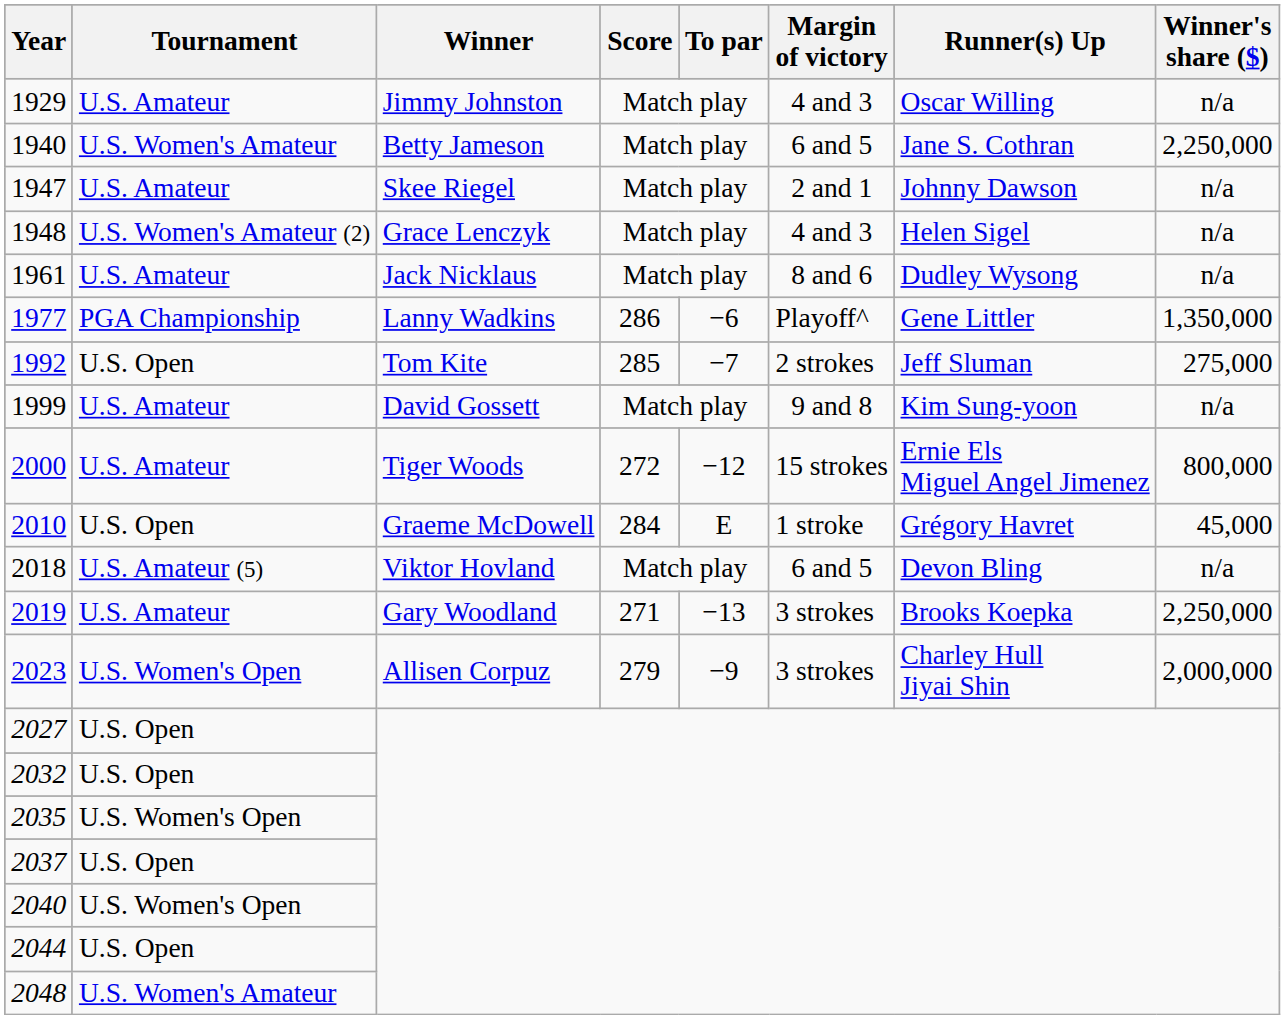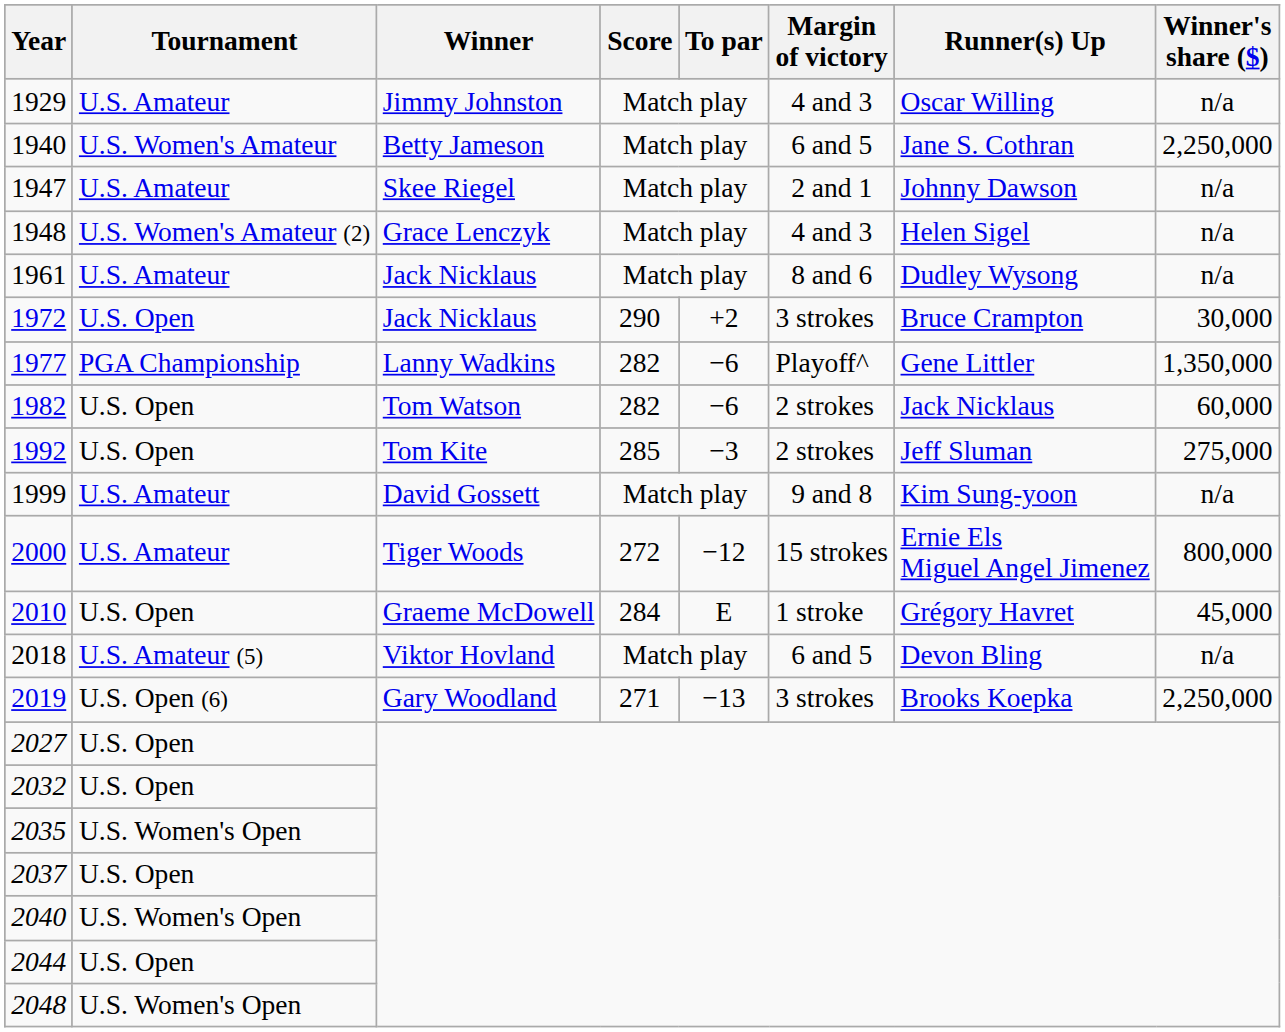+ row: (39, 319)
(640, 319) 286 -> (640, 362) 282
+ row: (39, 406)
(724, 362) −7 -> (724, 450) −3
(154, 611) U.S. Amateur -> (153, 699) U.S. Open (6)
- row: (39, 671)
(208, 992) U.S. Women's Amateur -> (190, 1004) U.S. Women's Open
